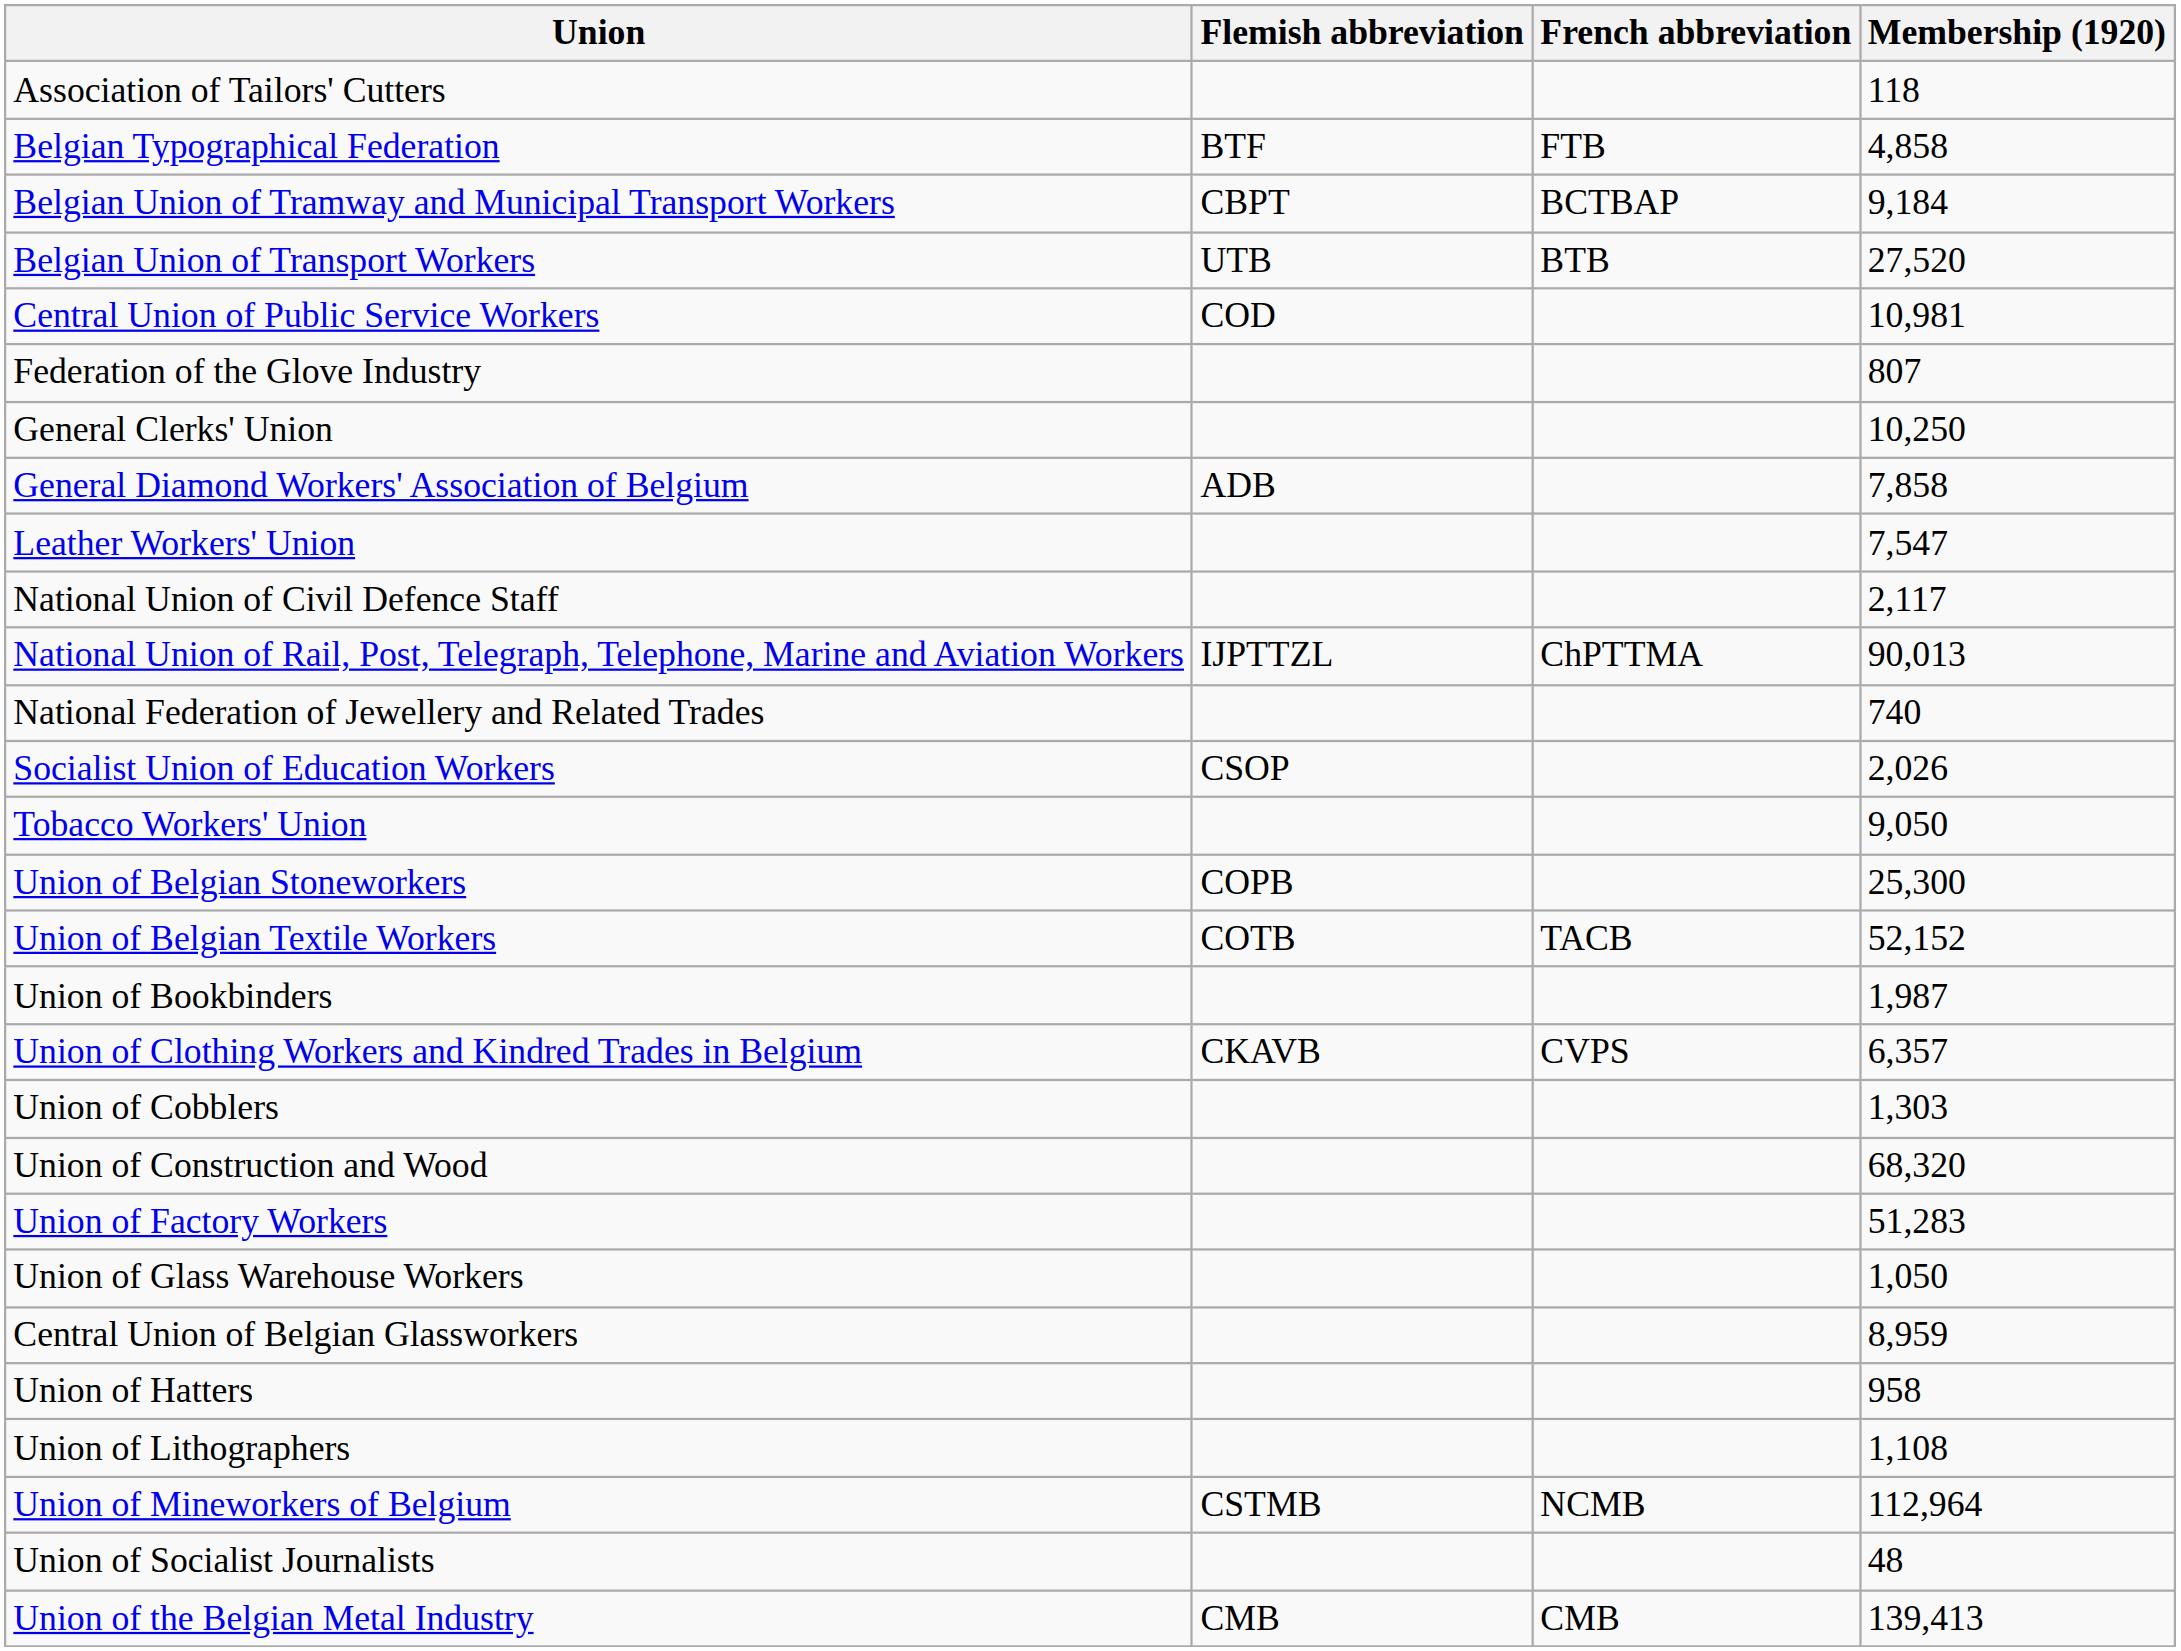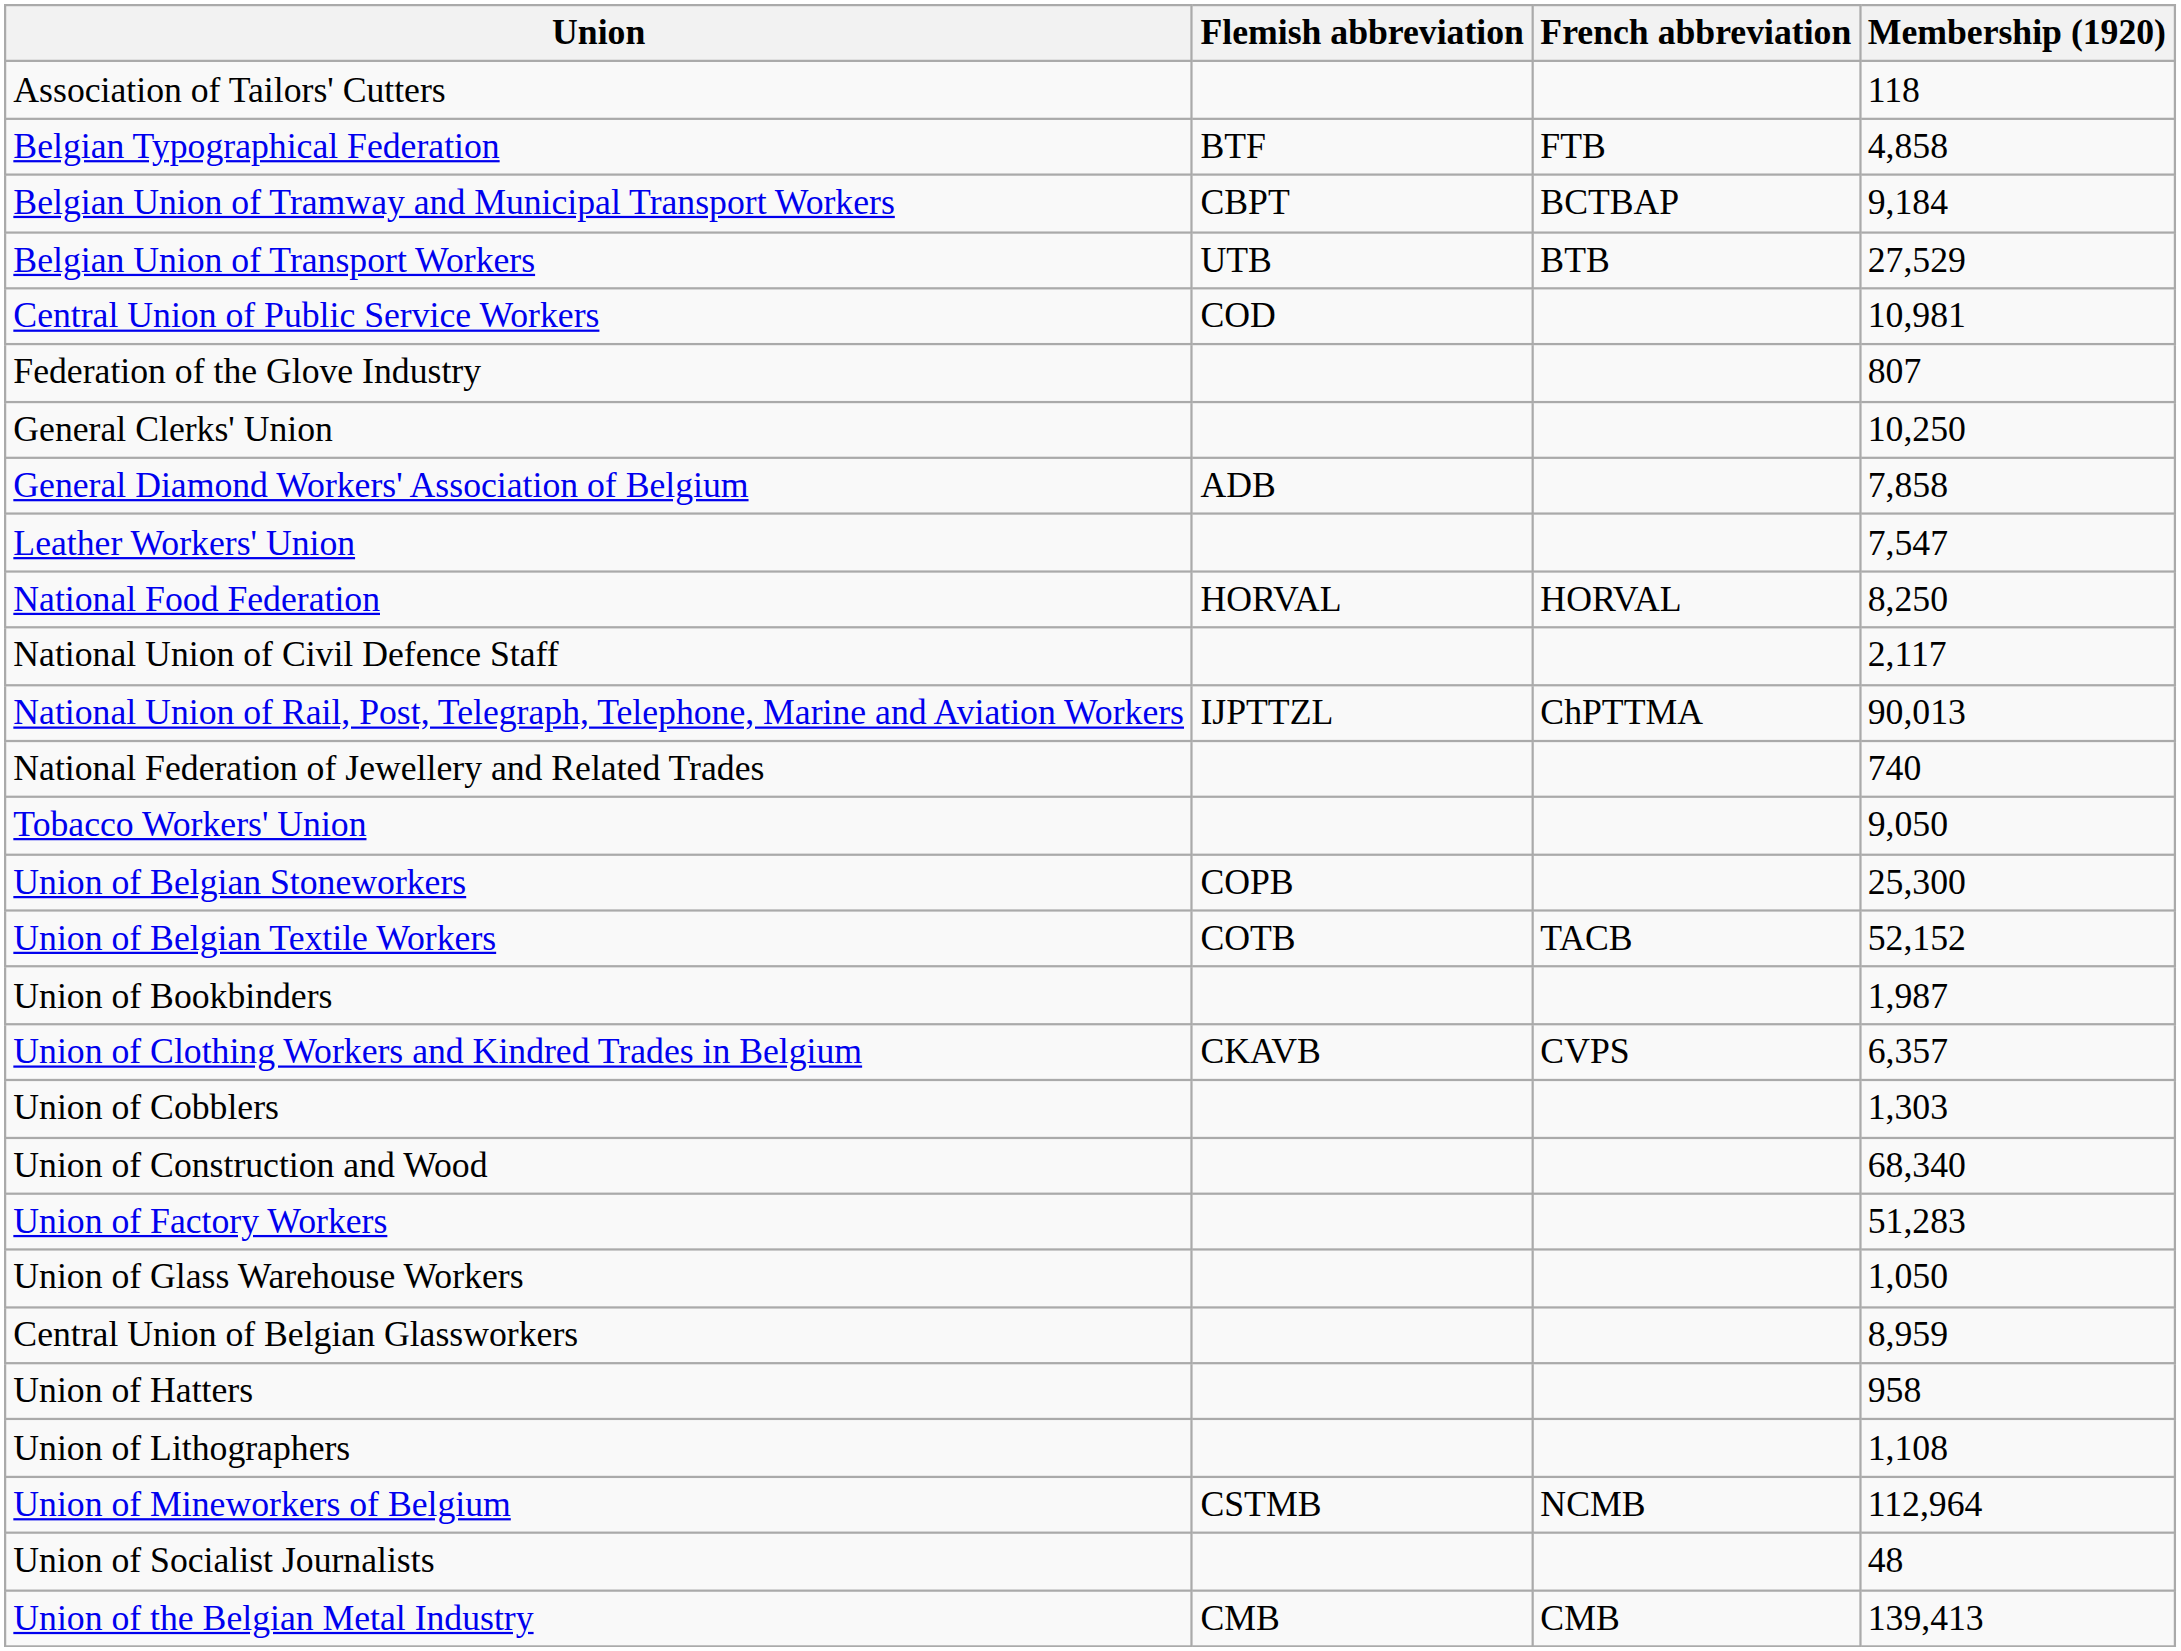(1917, 259) 27,520 -> (1917, 259) 27,529
+ row: (197, 598)
- row: (284, 768)
(1917, 1164) 68,320 -> (1917, 1164) 68,340
